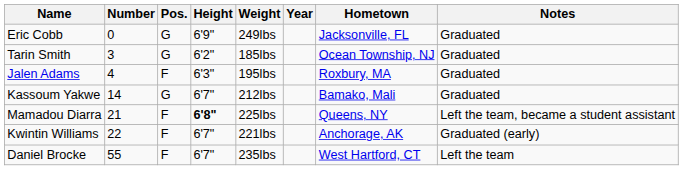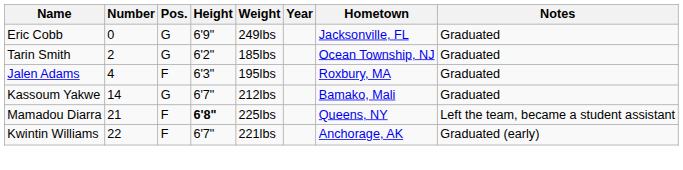(111, 54) 3 -> (111, 54) 2
- row: (47, 154)
